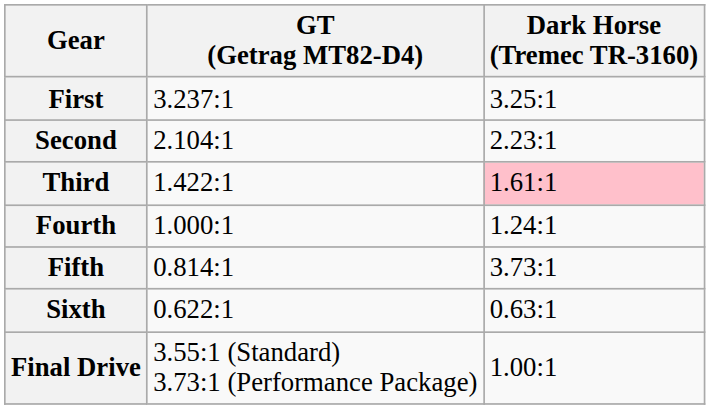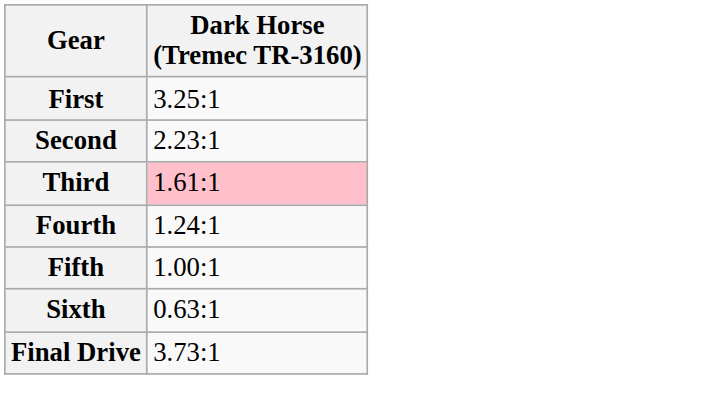- column: (315, 40)
(523, 267) 3.73:1 -> (187, 267) 1.00:1
(523, 367) 1.00:1 -> (187, 352) 3.73:1
